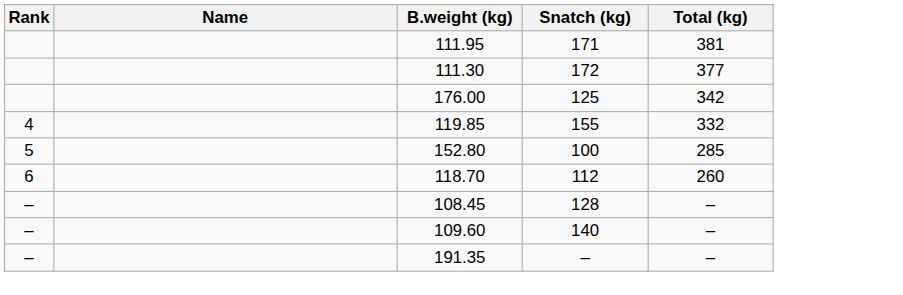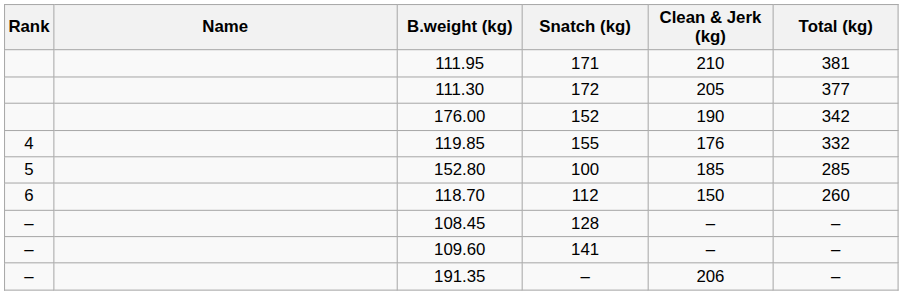+ column: (710, 27)
(585, 97) 125 -> (585, 116) 152
(585, 230) 140 -> (585, 249) 141
